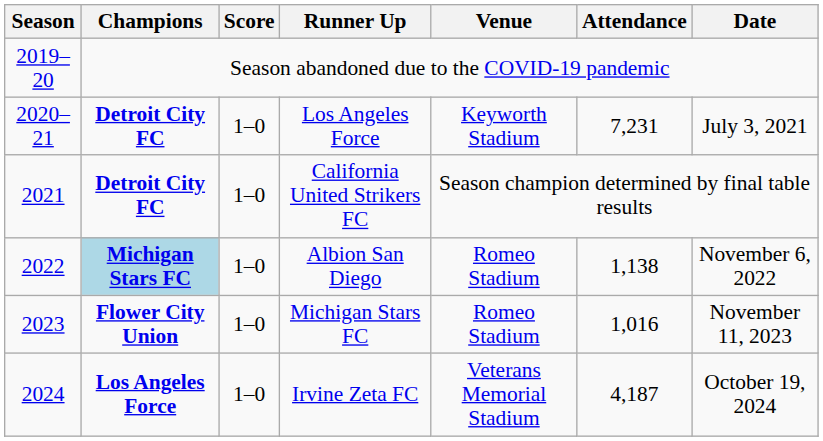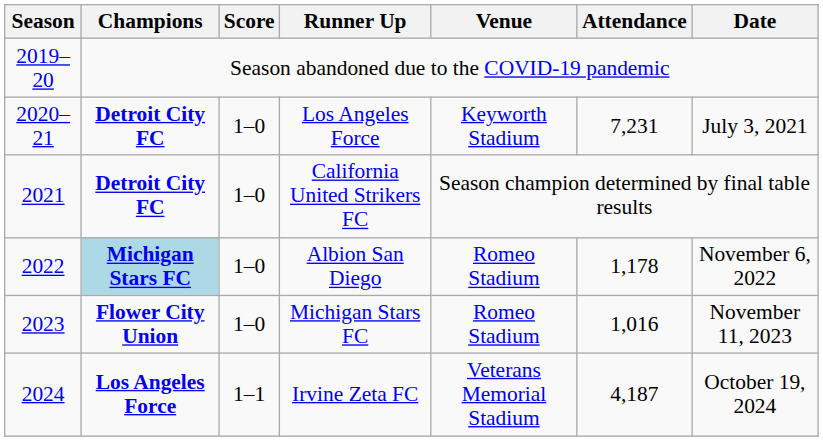(634, 266) 1,138 -> (634, 266) 1,178
(249, 394) 1–0 -> (249, 394) 1–1
